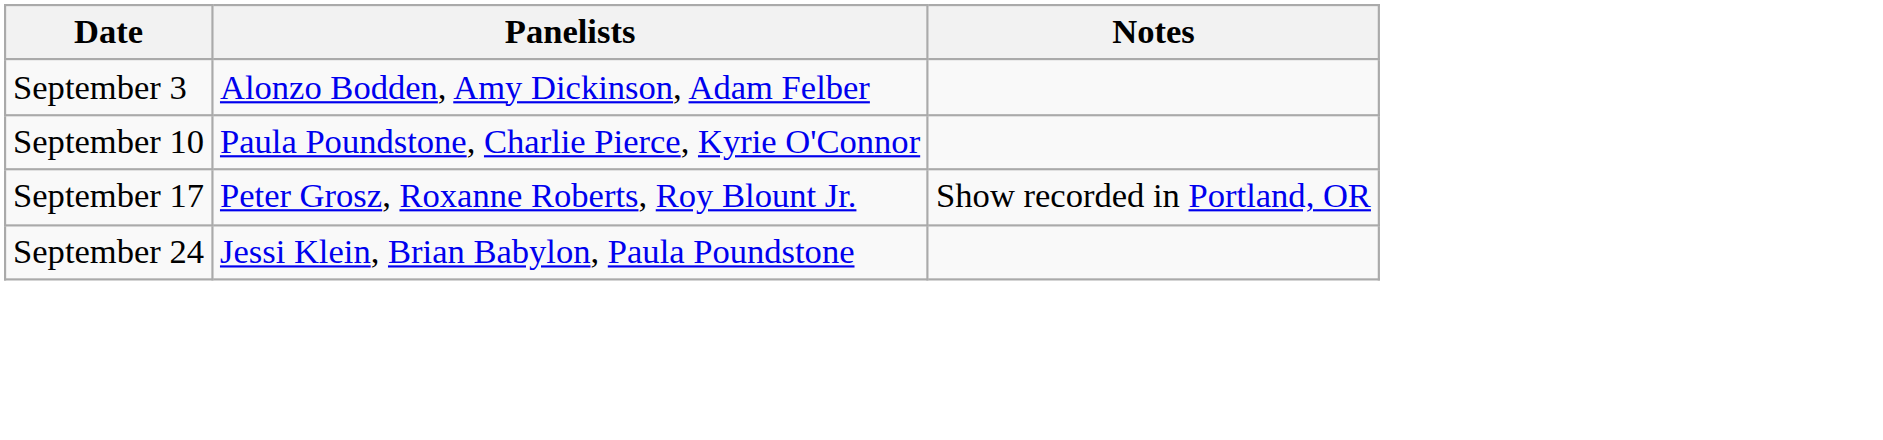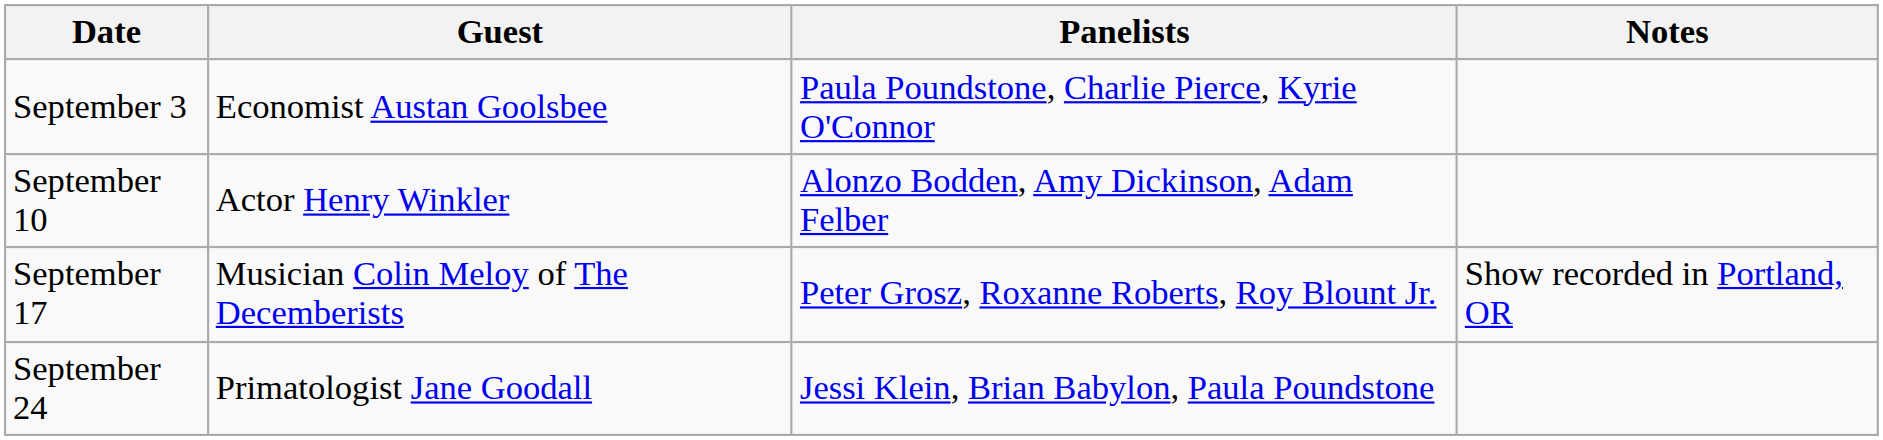+ column: (500, 31)
(545, 86) Alonzo Bodden, Amy Dickinson, Adam Felber -> (1078, 106) Paula Poundstone, Charlie Pierce, Kyrie O'Connor
(570, 141) Paula Poundstone, Charlie Pierce, Kyrie O'Connor -> (1076, 199) Alonzo Bodden, Amy Dickinson, Adam Felber
